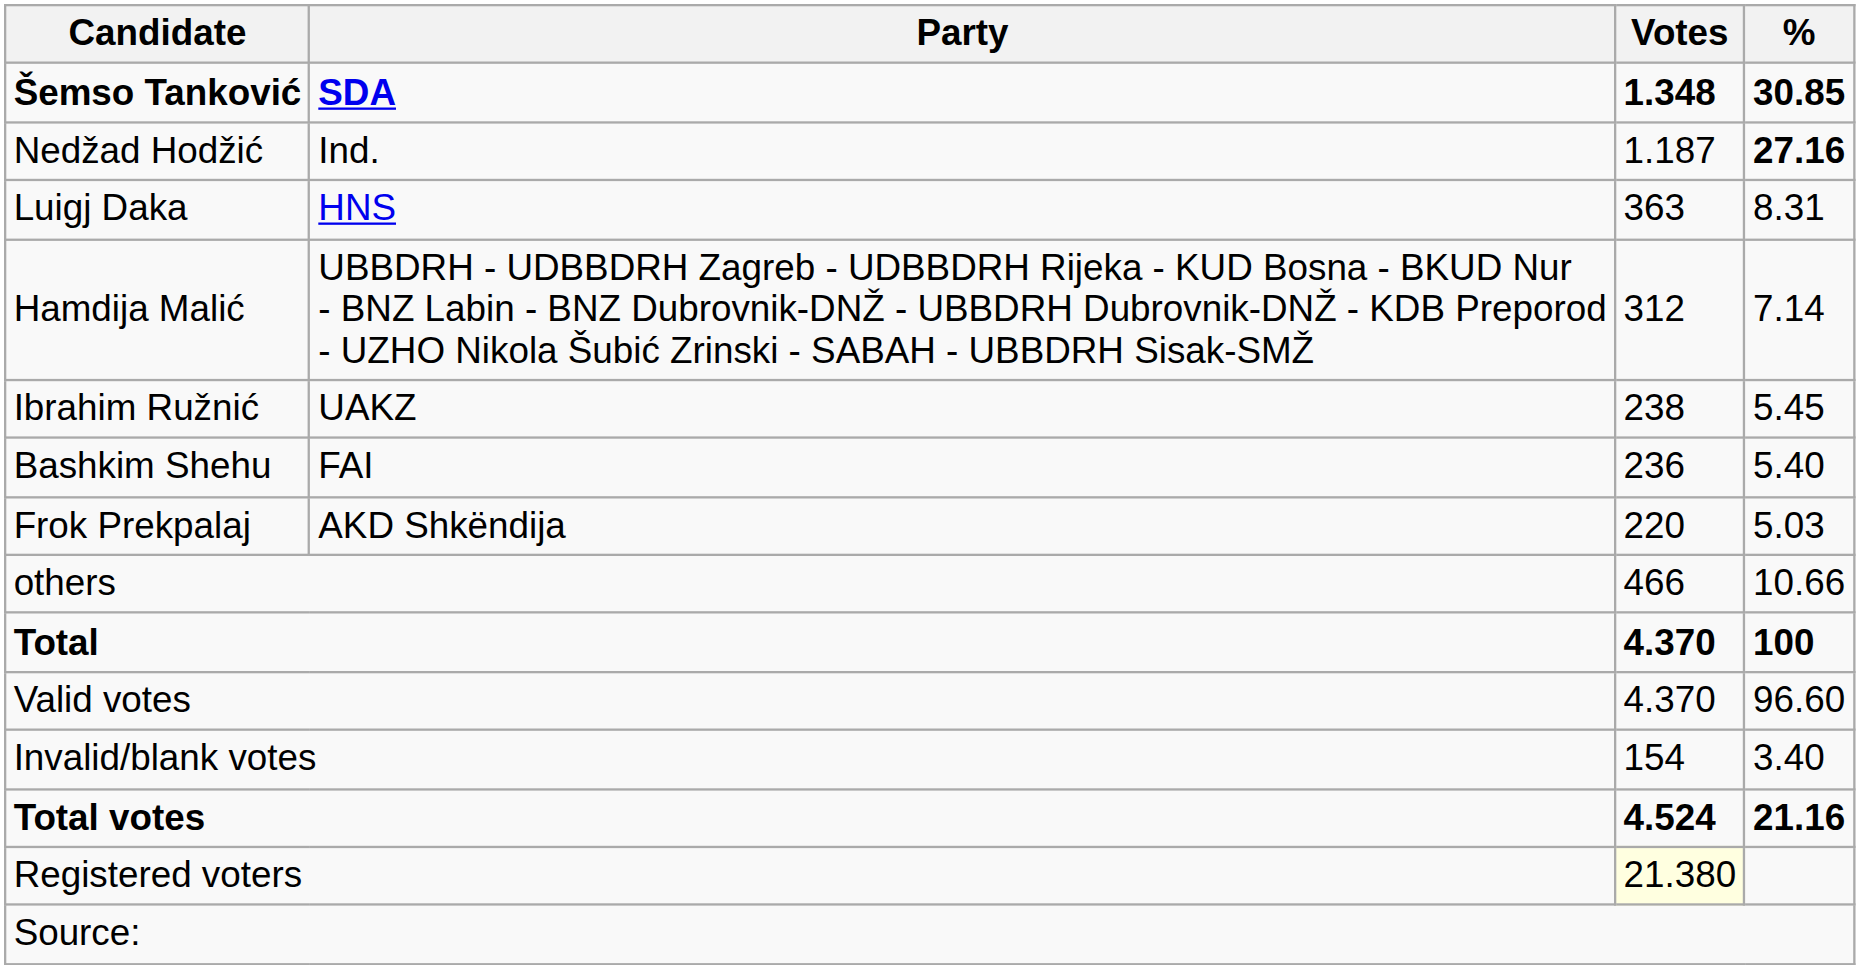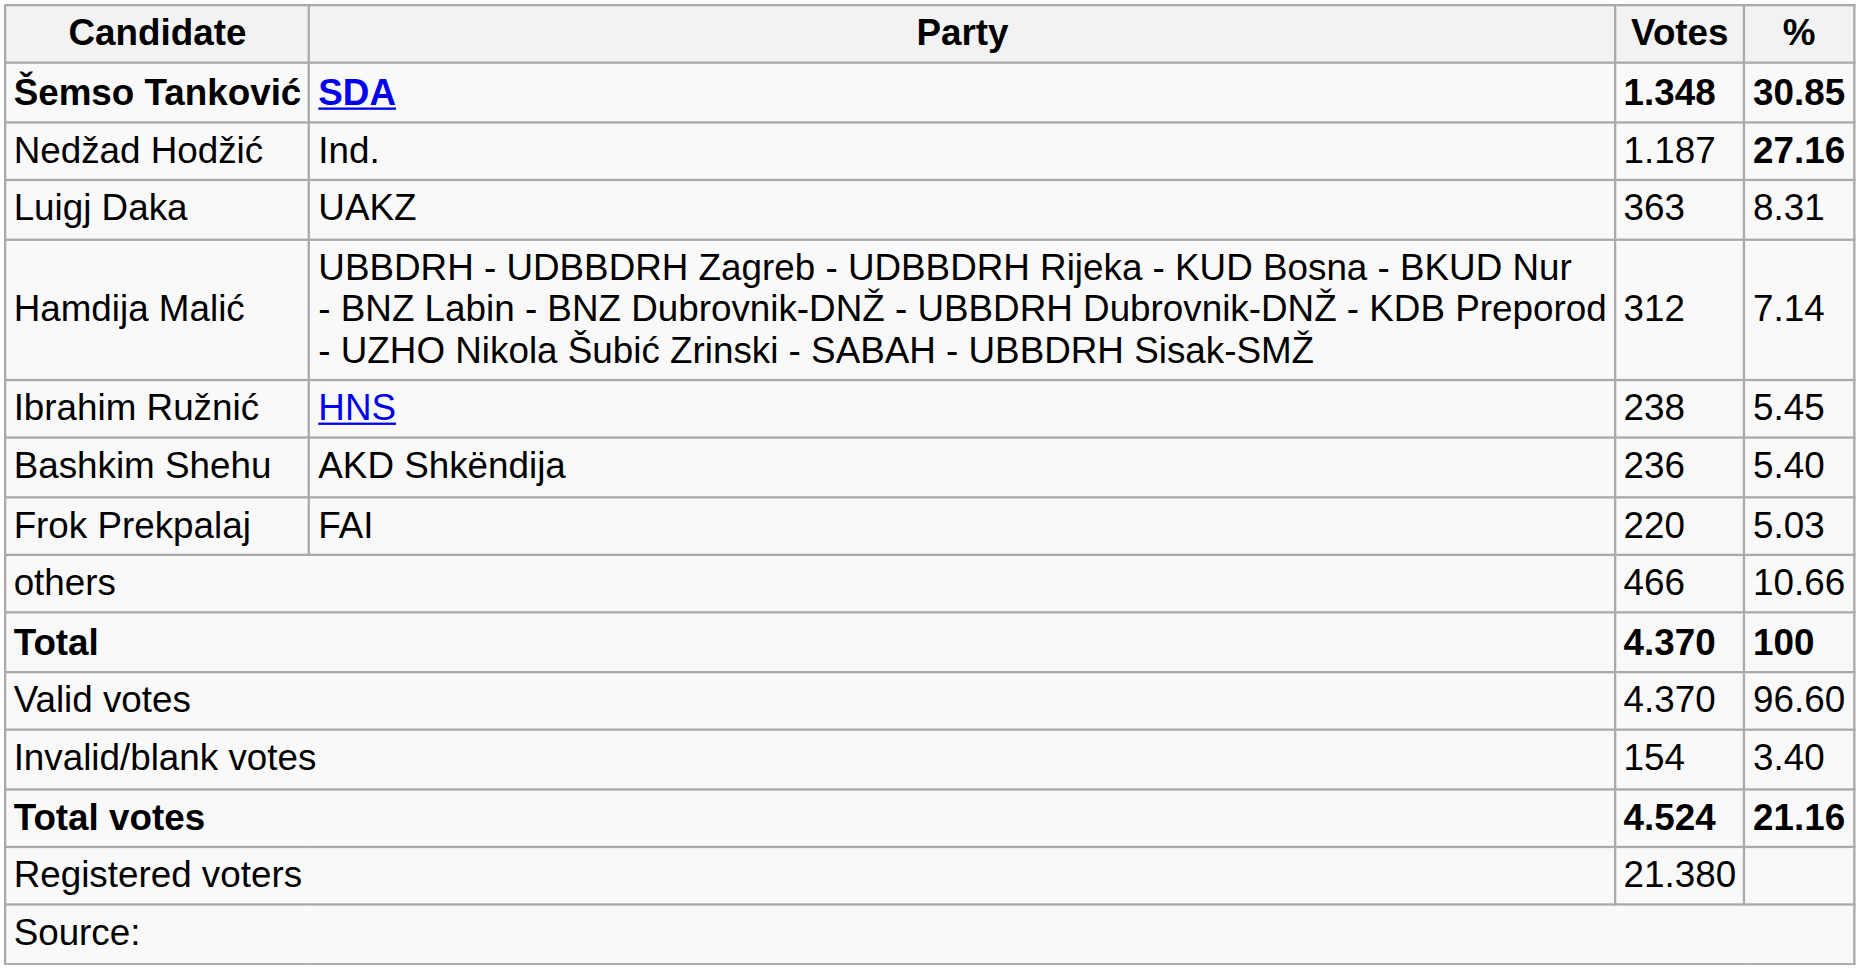(357, 208) HNS -> (367, 208) UAKZ
(367, 408) UAKZ -> (357, 408) HNS
(346, 466) FAI -> (442, 466) AKD Shkëndija
(442, 525) AKD Shkëndija -> (346, 525) FAI
(1680, 875) lightyellow background -> (1680, 875) no background
